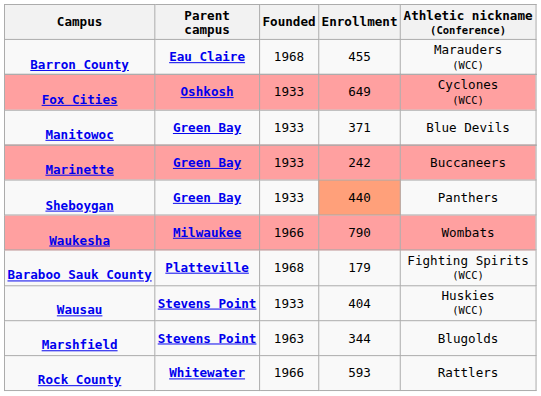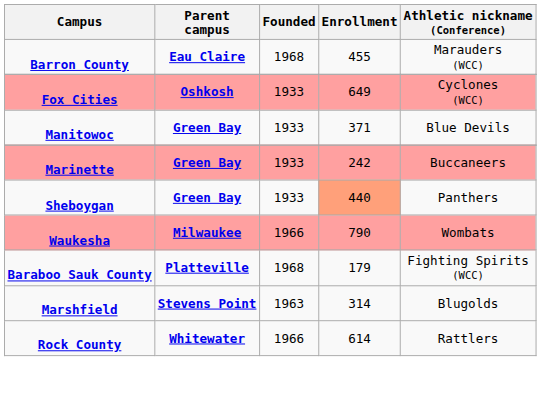- row: (80, 310)
(360, 338) 344 -> (360, 303) 314
(360, 373) 593 -> (360, 338) 614
